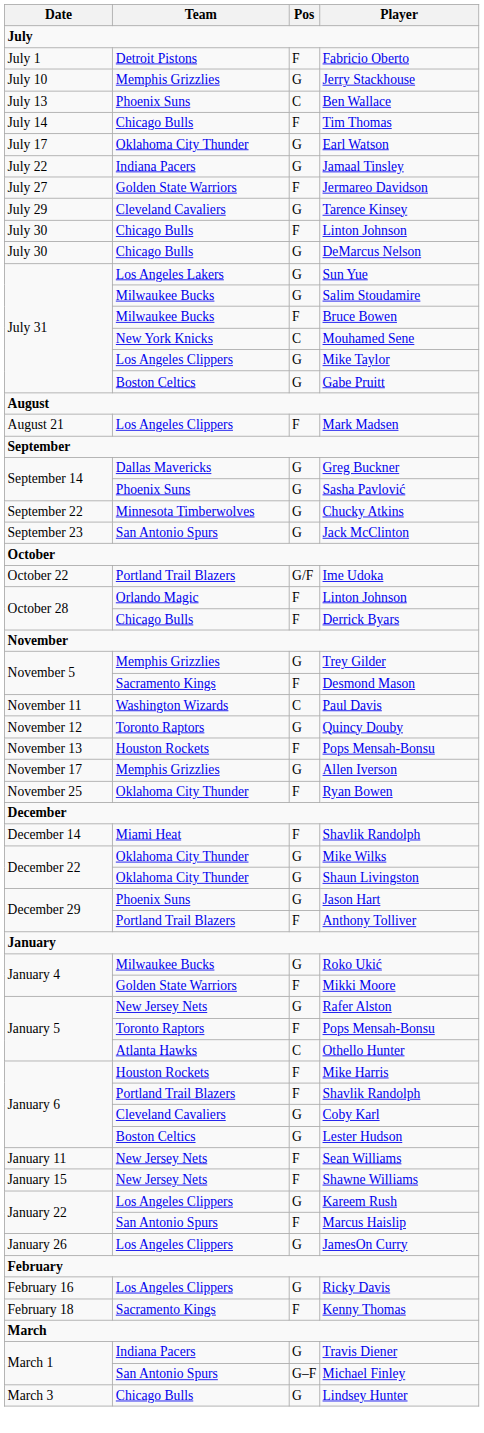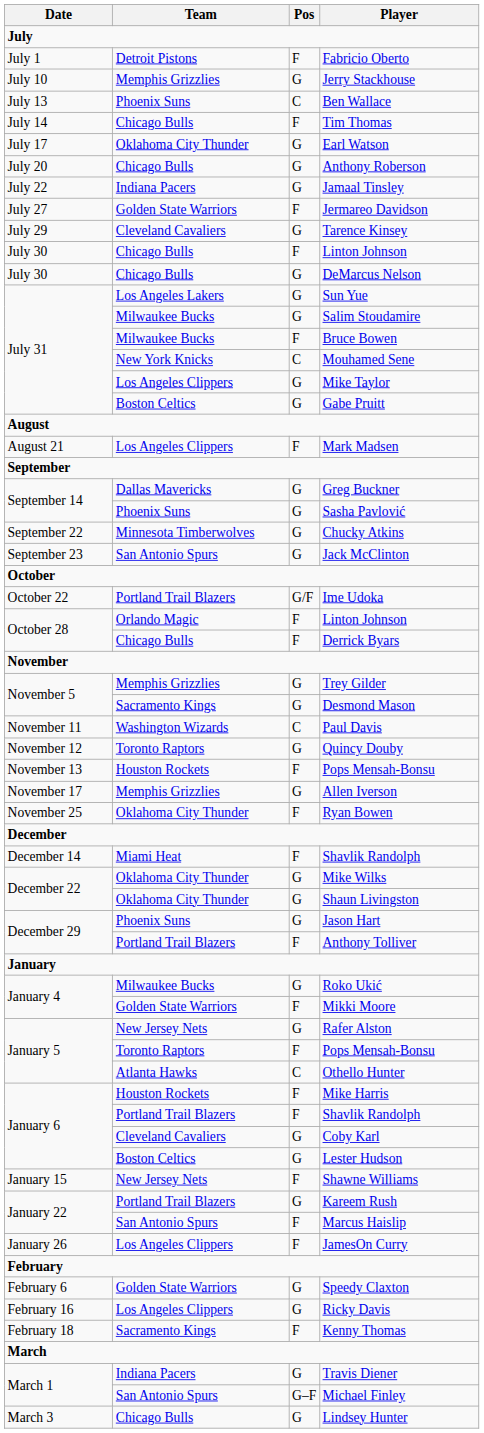+ row: (27, 166)
(296, 683) F -> (297, 705) G
- row: (37, 1158)
(174, 1201) Los Angeles Clippers -> (176, 1201) Portland Trail Blazers
(297, 1244) G -> (296, 1244) F
+ row: (37, 1287)
